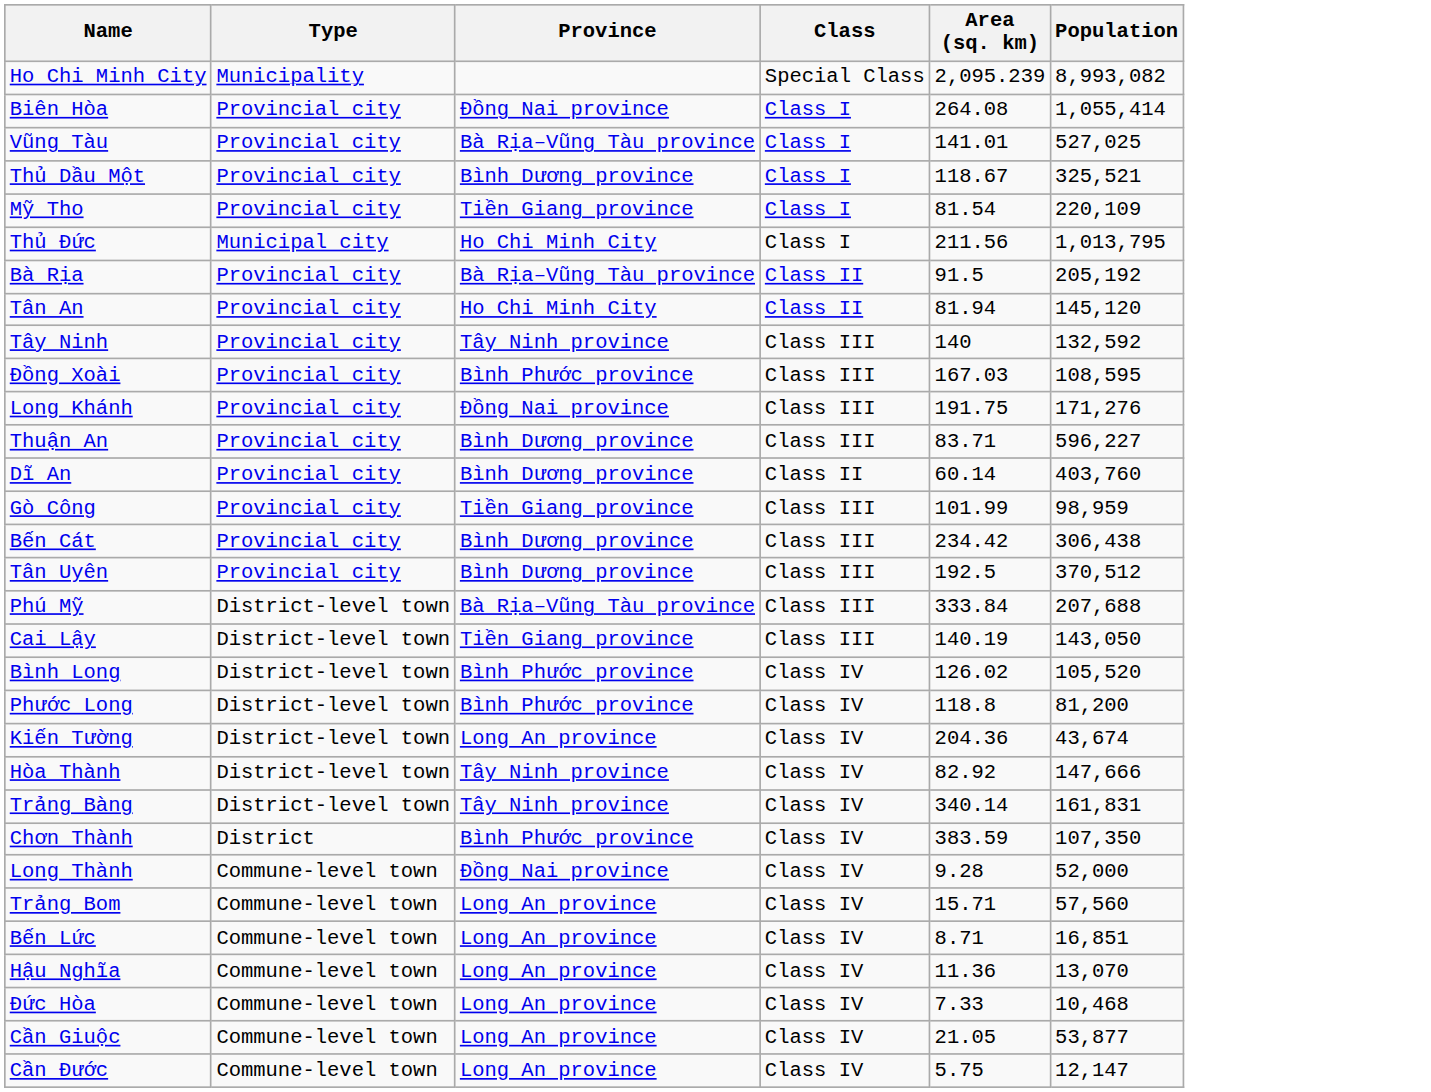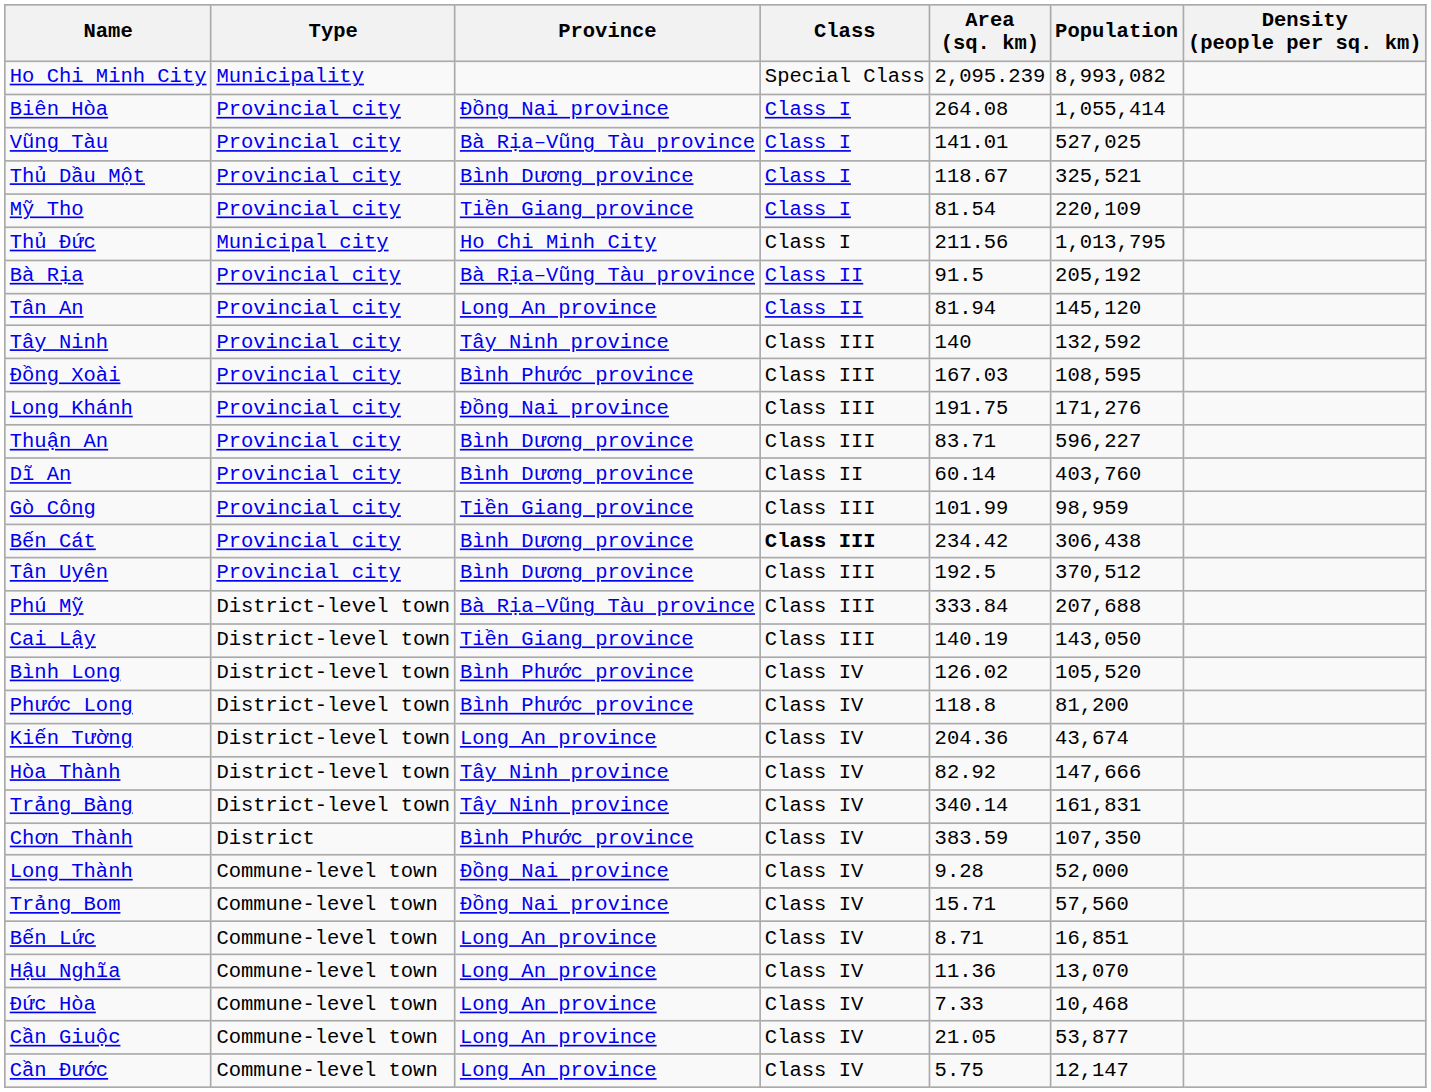+ column: (1305, 33)
(558, 310) Ho Chi Minh City -> (558, 310) Long An province
(820, 541) normal -> (820, 541) bold
(558, 905) Long An province -> (564, 905) Đồng Nai province
